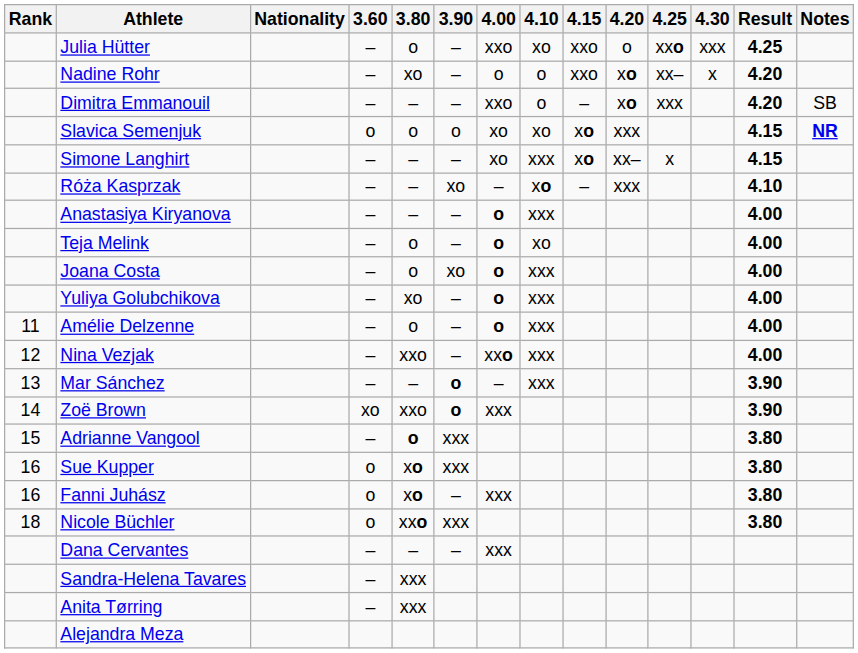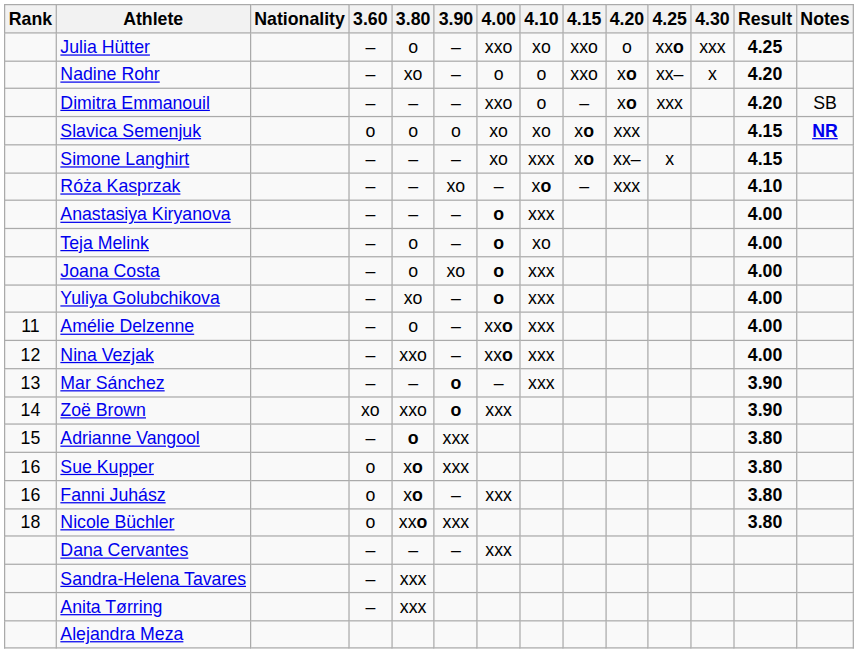(499, 327) o -> (499, 327) xxo
